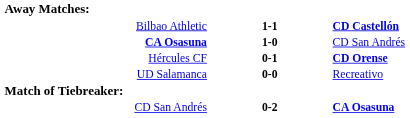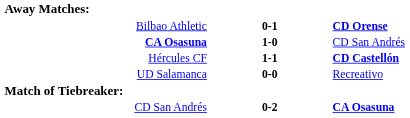(270, 26) 1-1 -> (270, 26) 0-1
(366, 26) CD Castellón -> (360, 26) CD Orense
(270, 58) 0-1 -> (270, 58) 1-1
(360, 58) CD Orense -> (366, 58) CD Castellón
